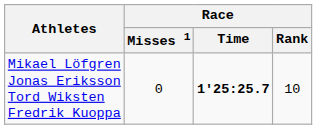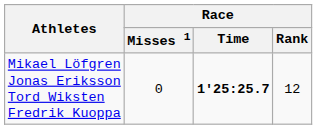(292, 88) 10 -> (292, 88) 12
